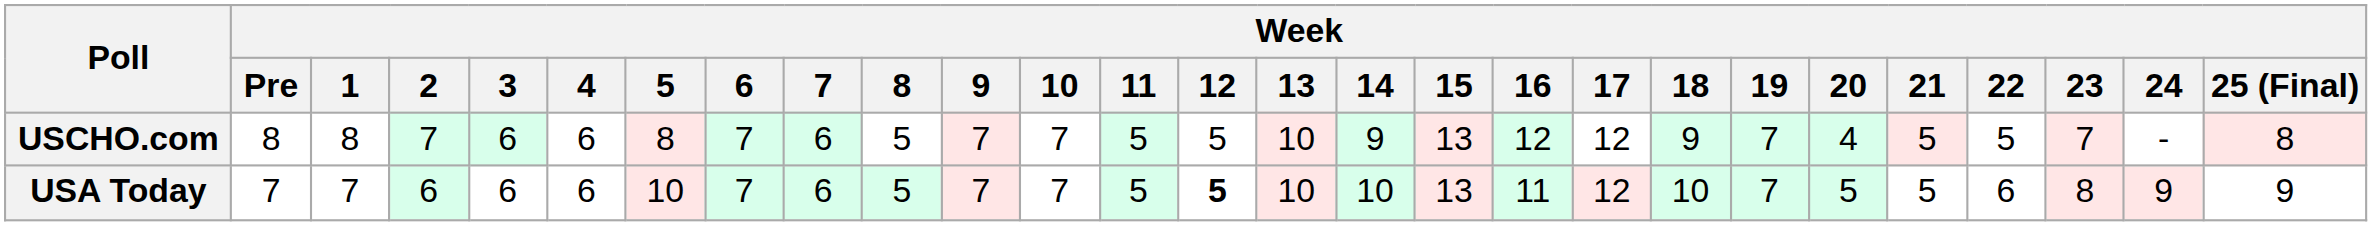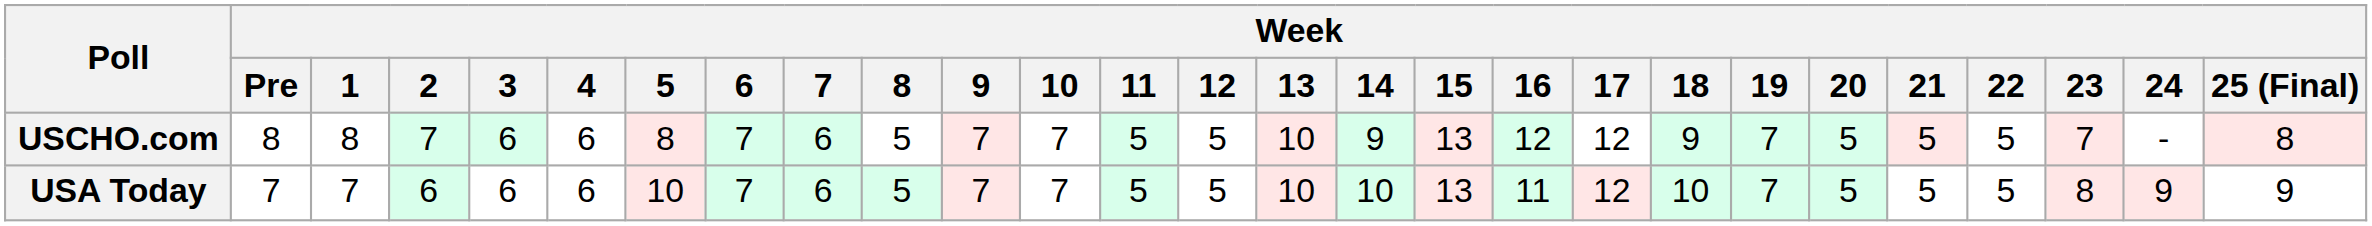(1848, 138) 4 -> (1848, 138) 5
(1217, 191) bold -> (1217, 191) normal
(2006, 191) 6 -> (2006, 191) 5
